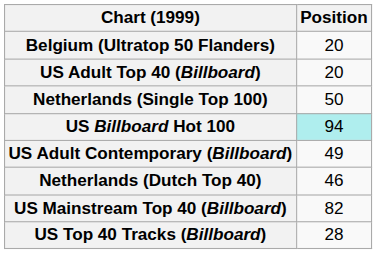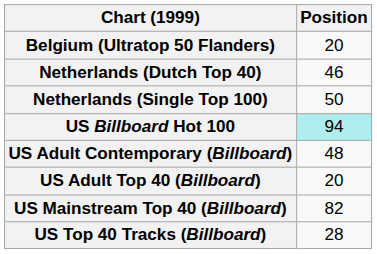rows swapped: (150, 180) <-> (150, 72)
(334, 153) 49 -> (334, 153) 48
